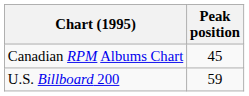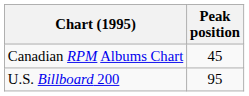(215, 79) 59 -> (215, 79) 95
